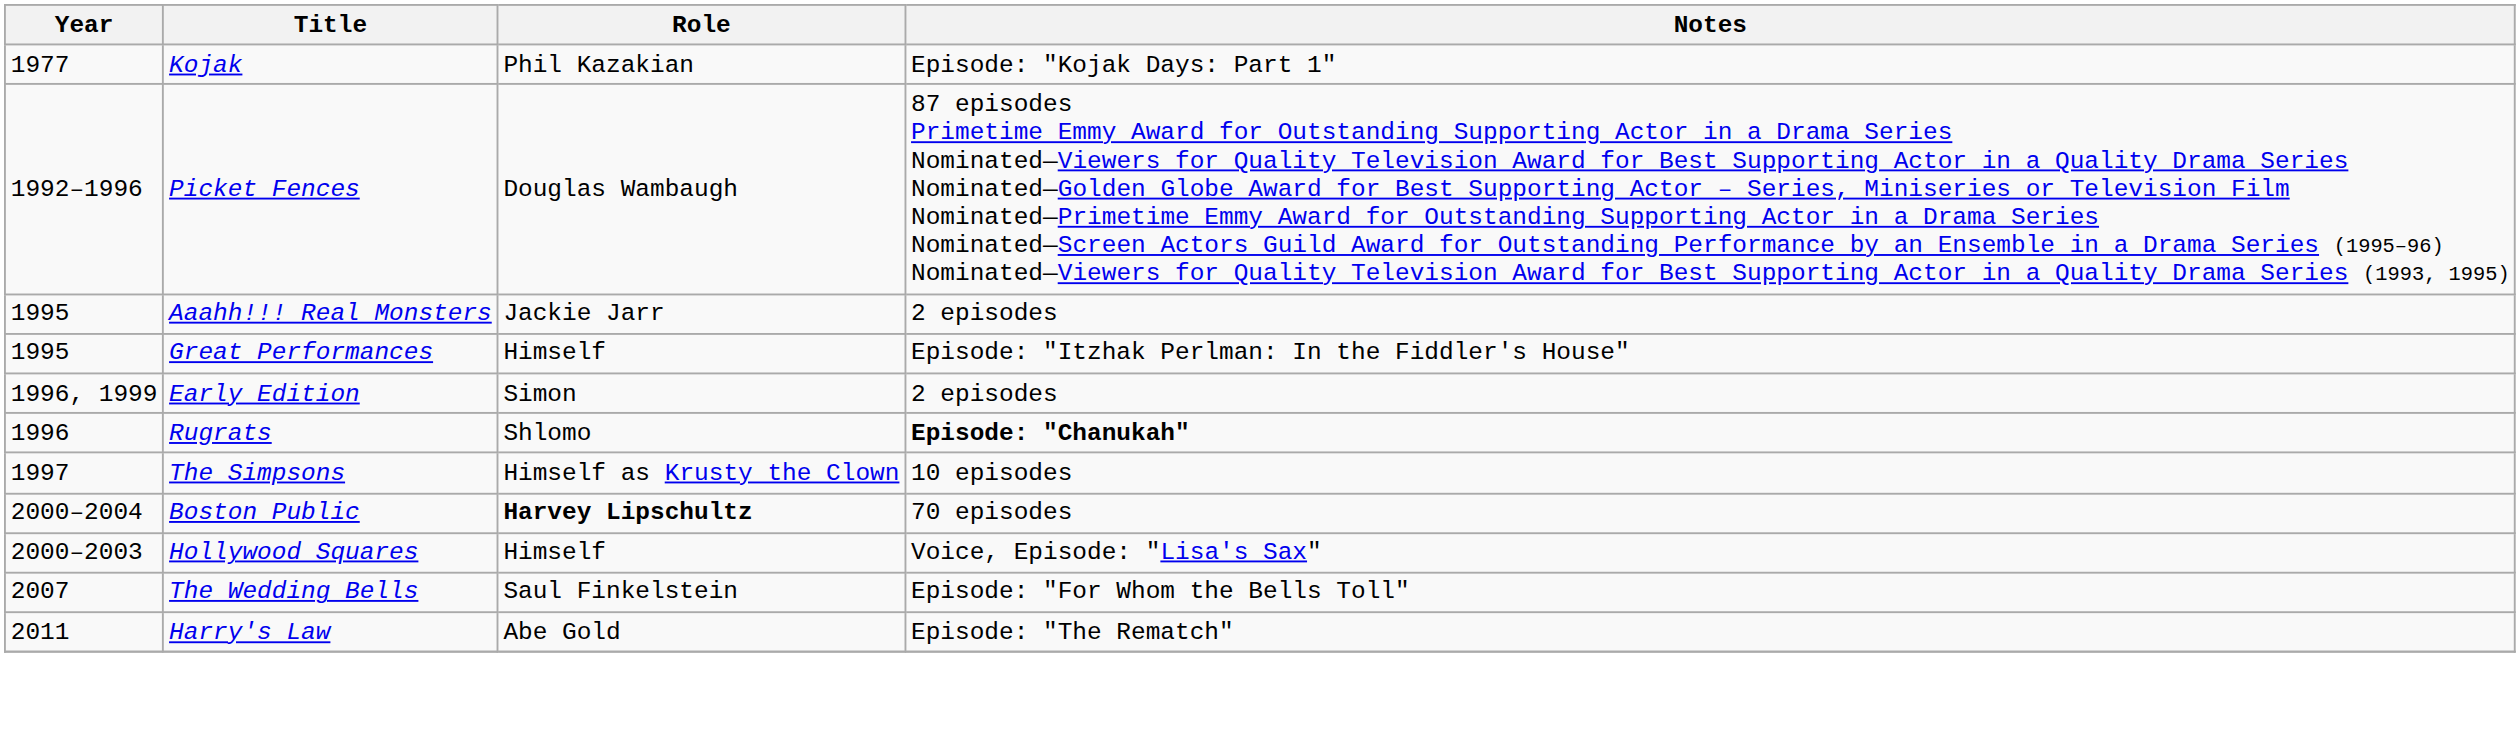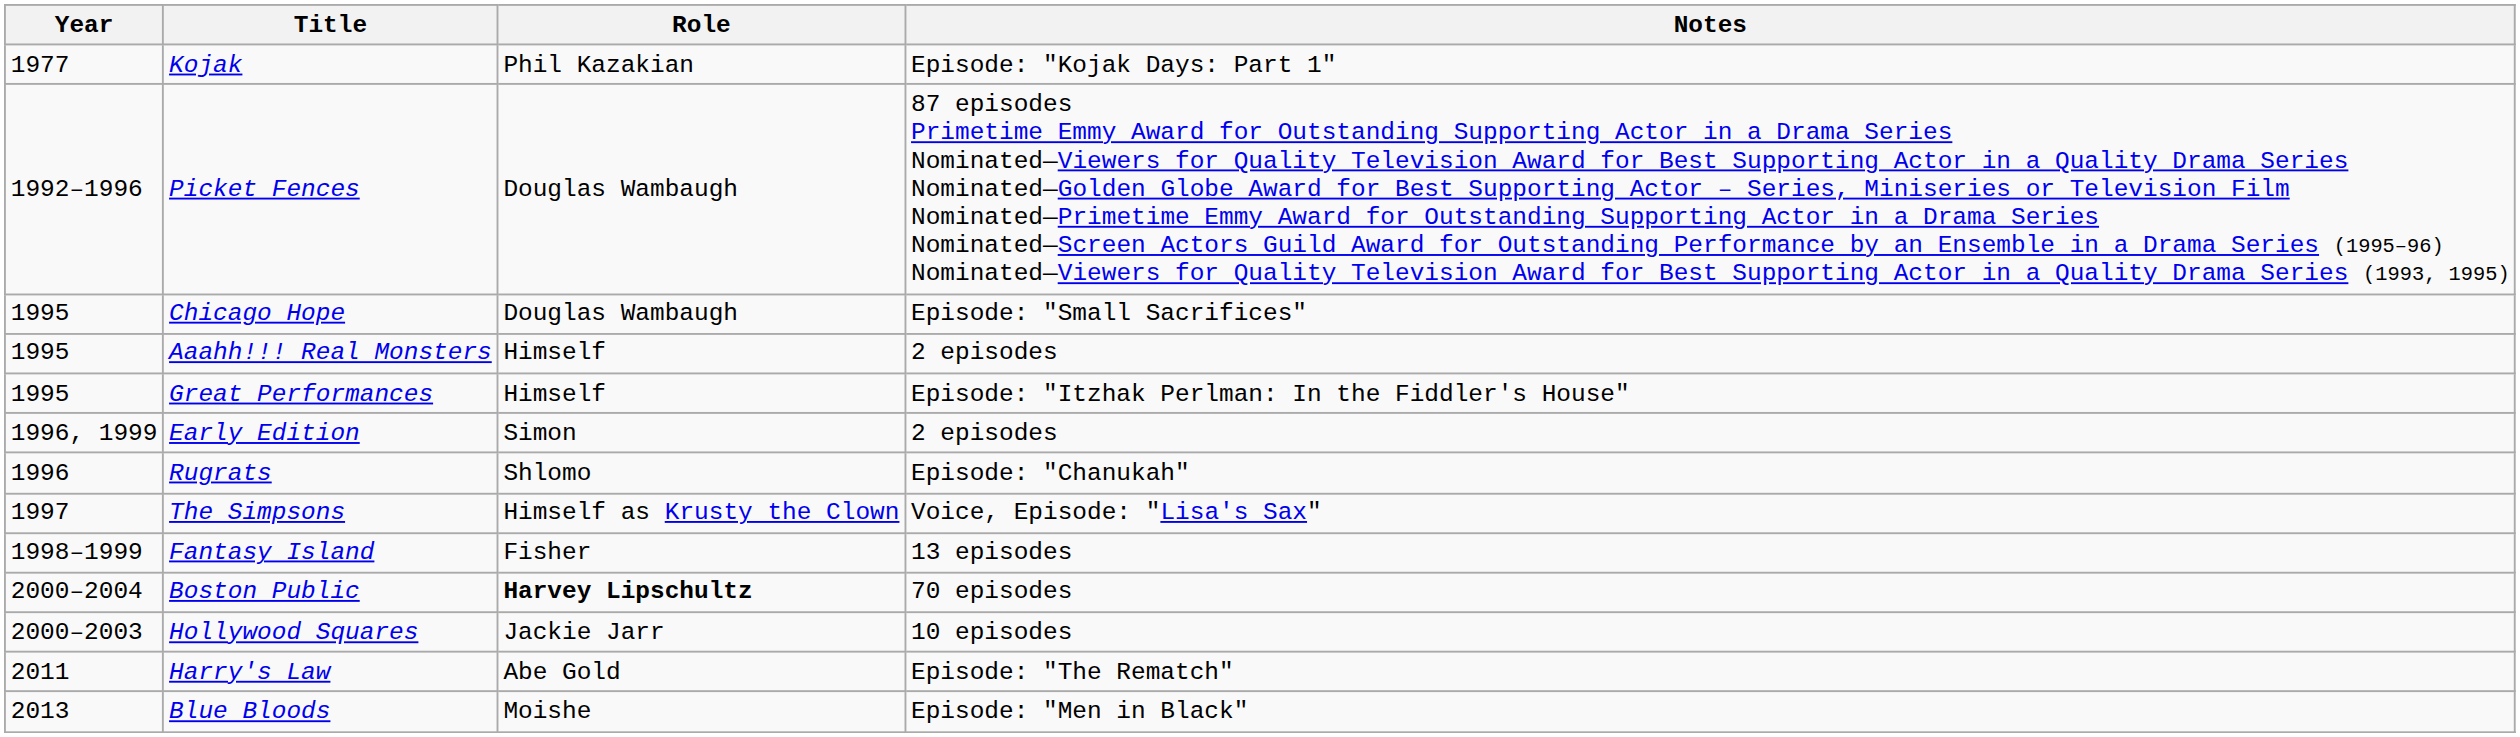+ row: (257, 314)
(584, 314) Jackie Jarr -> (555, 353) Himself
(1050, 433) bold -> (1050, 473) normal
(992, 473) 10 episodes -> (1116, 513) Voice, Episode: "Lisa's Sax"
+ row: (272, 553)
(555, 553) Himself -> (584, 632) Jackie Jarr
(1116, 553) Voice, Episode: "Lisa's Sax" -> (992, 632) 10 episodes
- row: (294, 592)
+ row: (250, 712)
